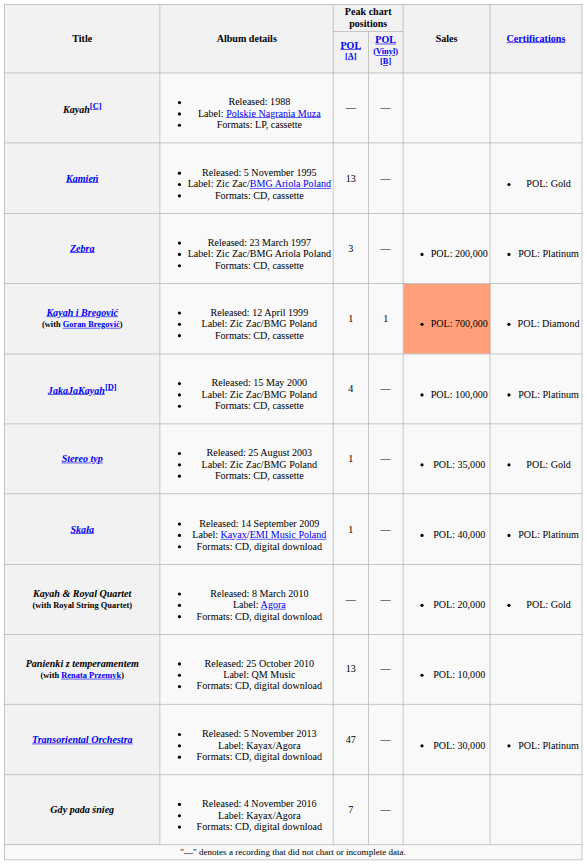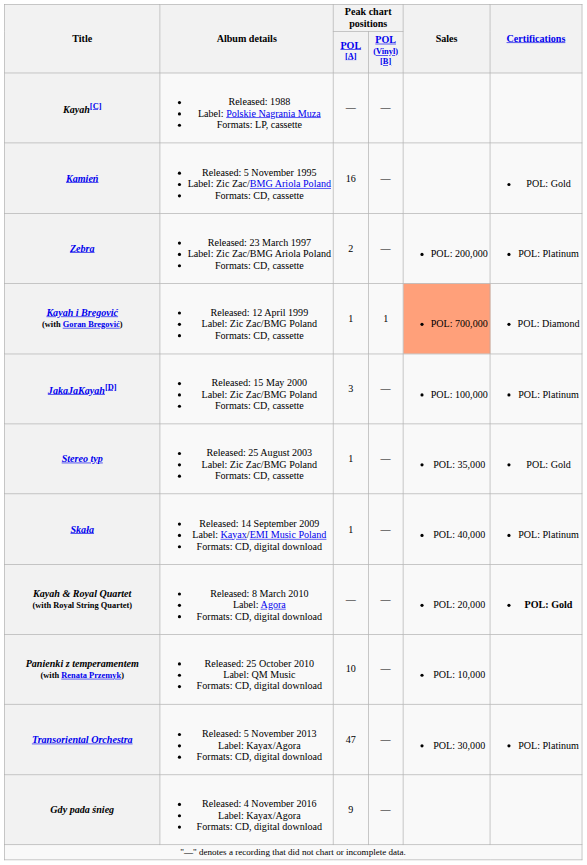(351, 178) 13 -> (351, 178) 16
(351, 248) 3 -> (351, 248) 2
(351, 388) 4 -> (351, 388) 3
(536, 605) normal -> (536, 605) bold
(351, 669) 13 -> (351, 669) 10
(351, 809) 7 -> (351, 809) 9
